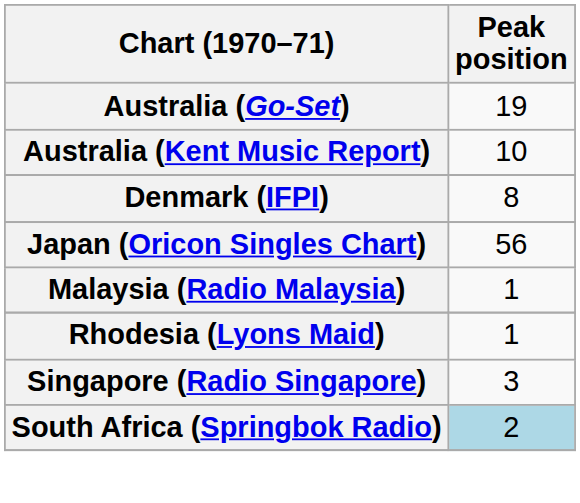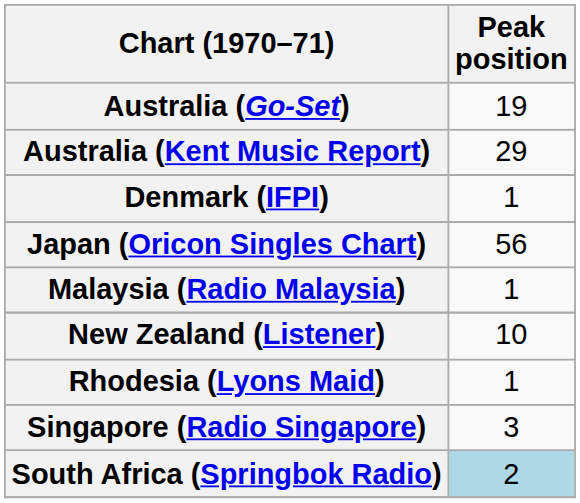(511, 151) 10 -> (511, 151) 29
(511, 197) 8 -> (511, 197) 1
+ row: (227, 335)
